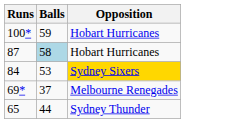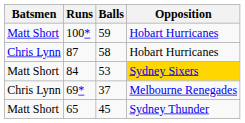+ column: (34, 14)
(45, 52) lightblue background -> (105, 52) no background
(45, 109) 44 -> (105, 109) 45
